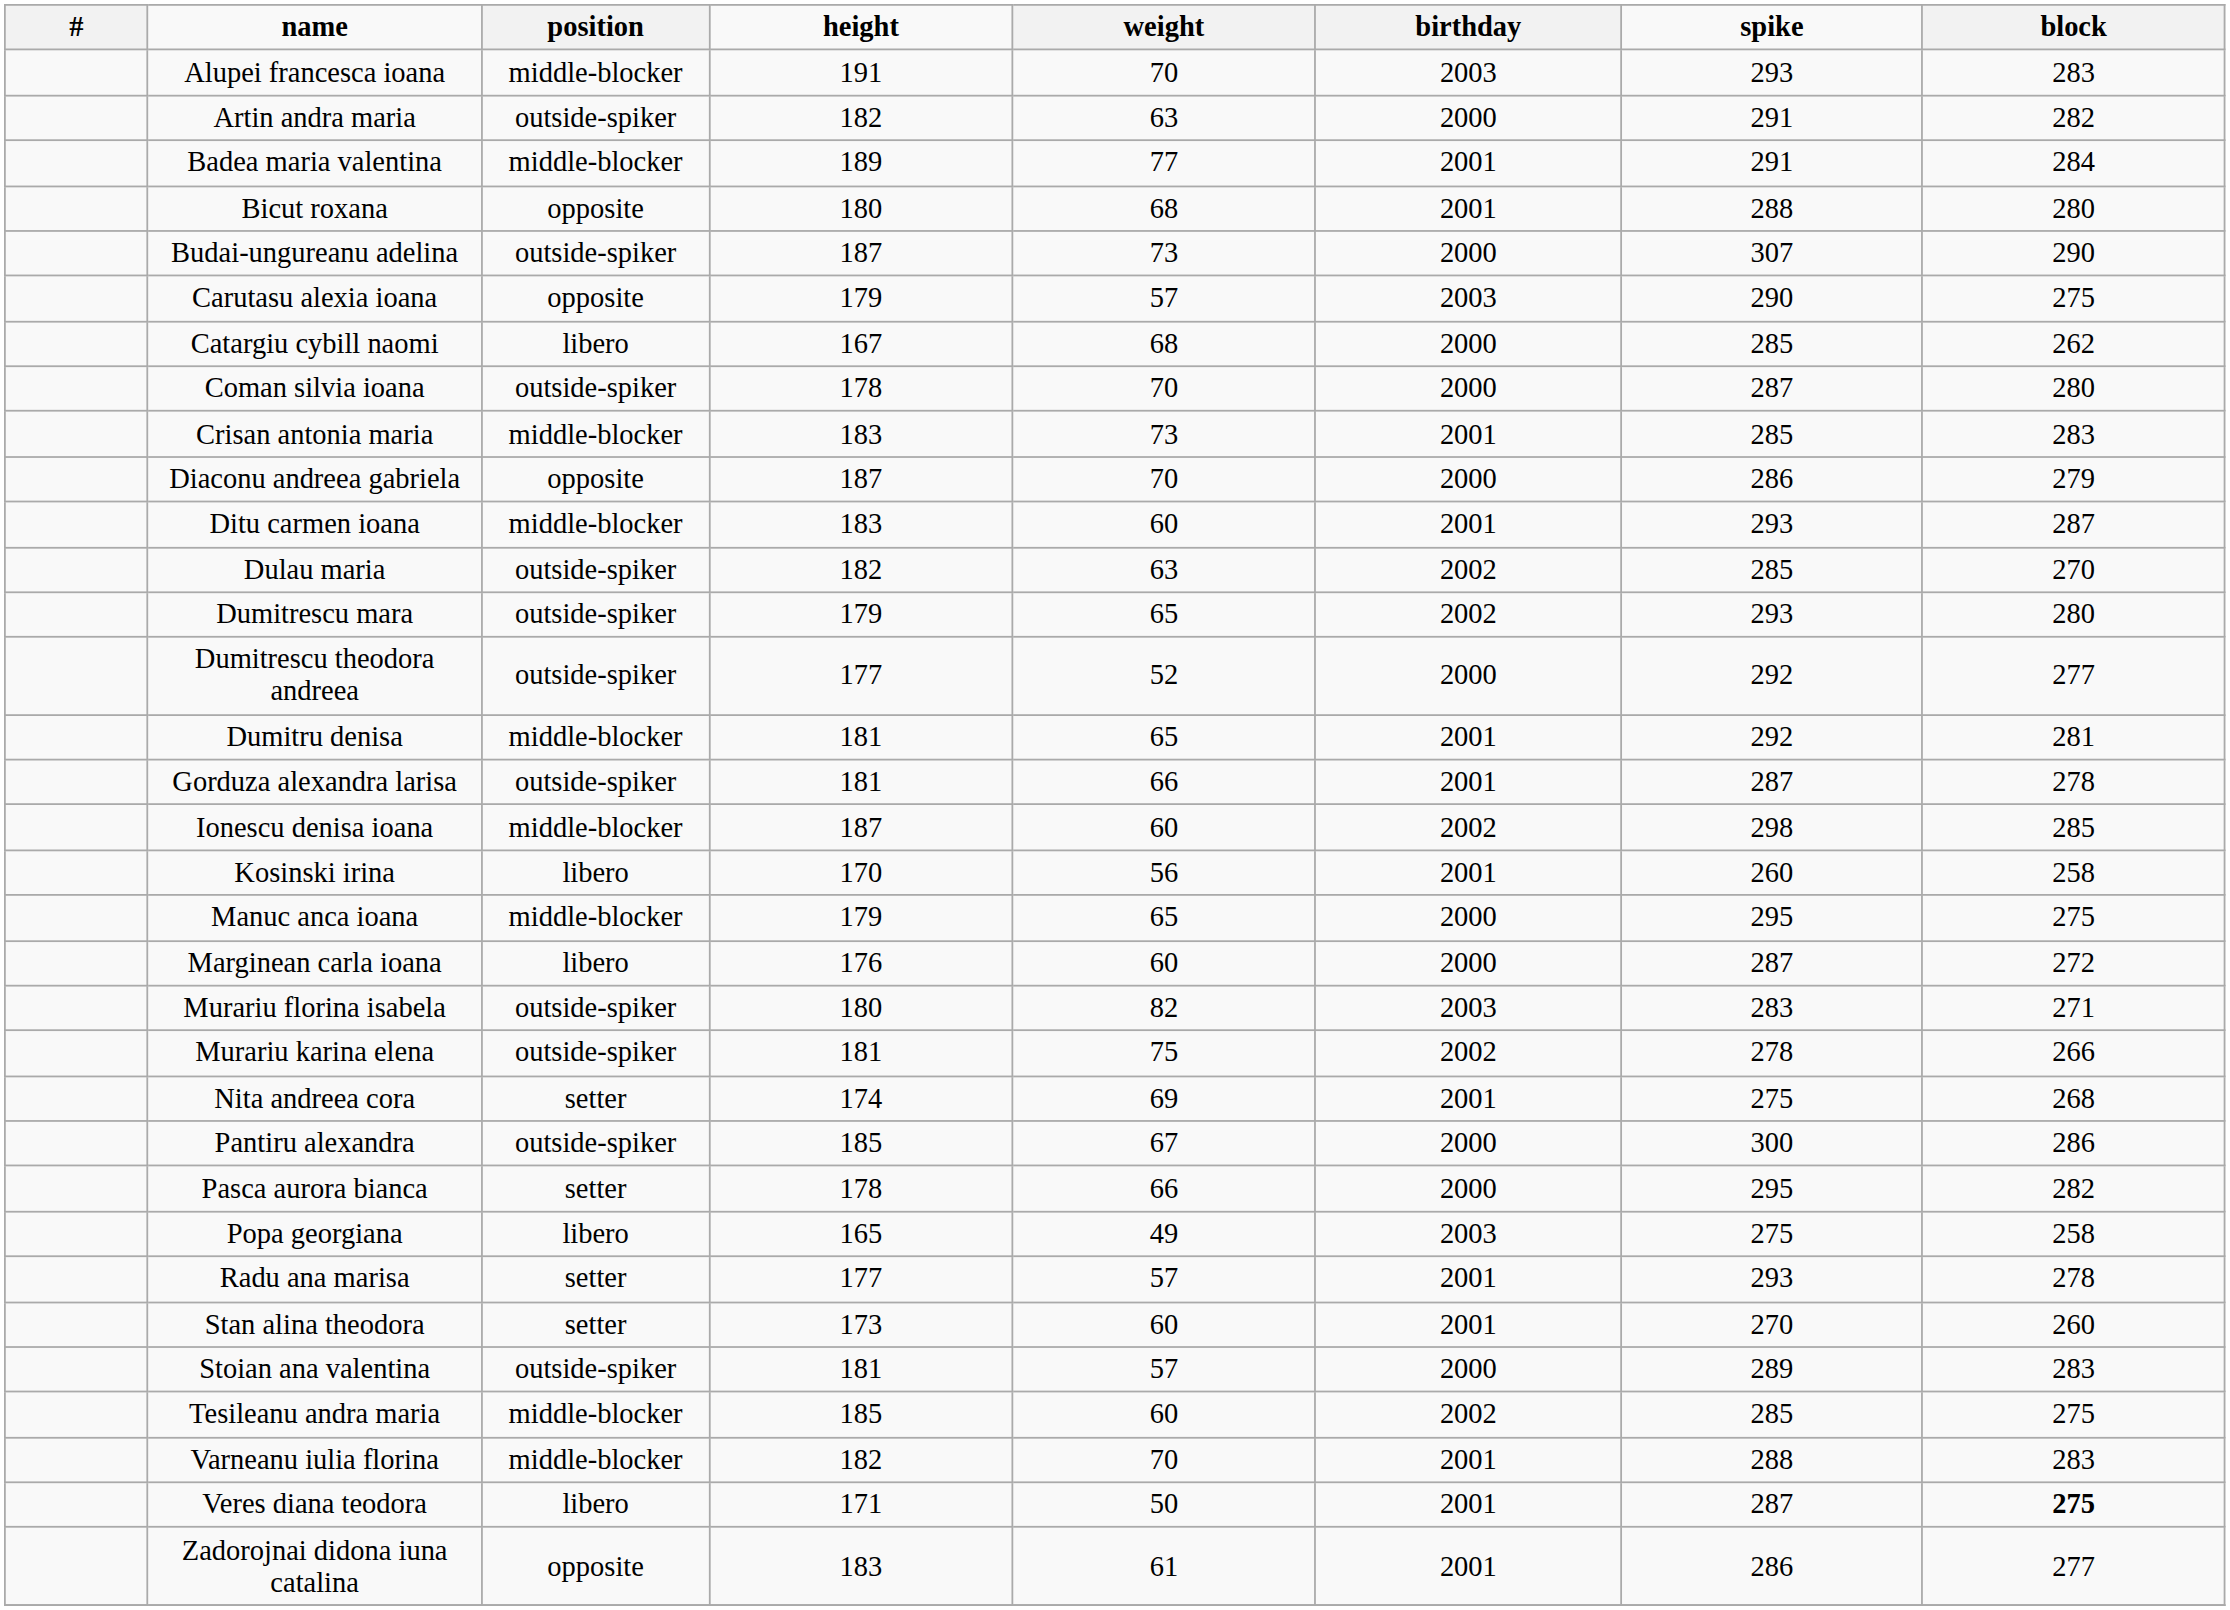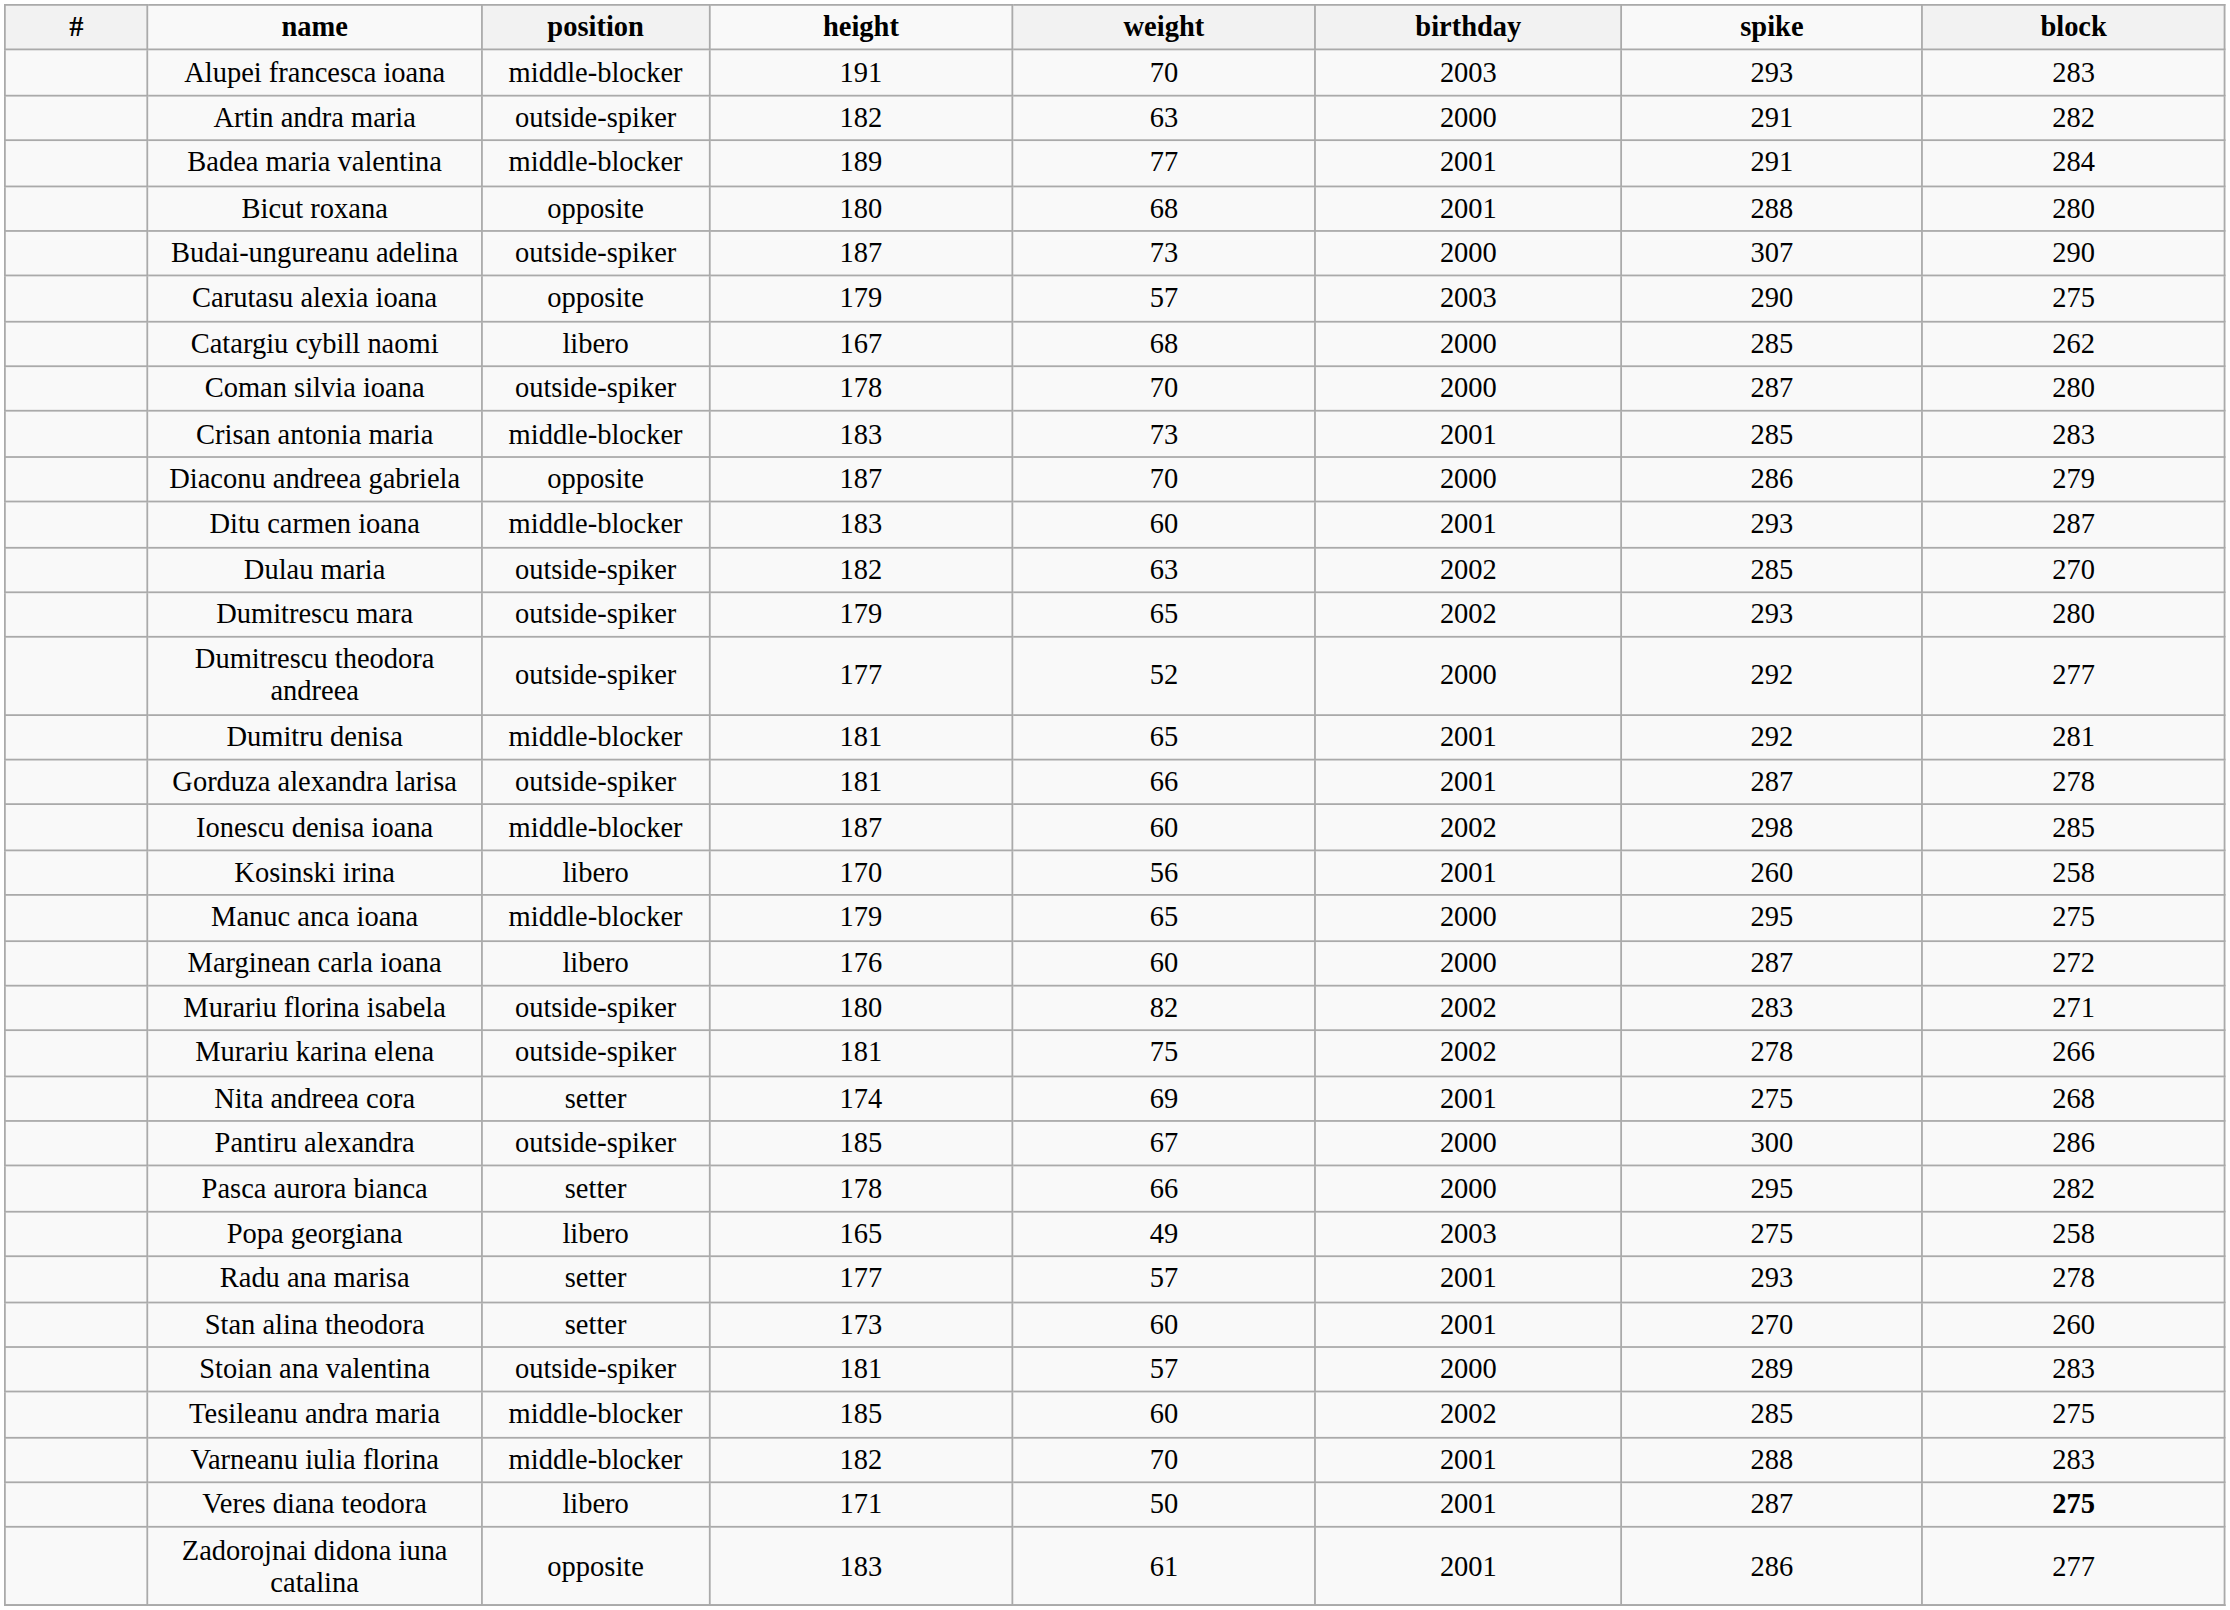(1468, 1007) 2003 -> (1468, 1007) 2002
